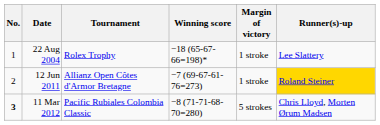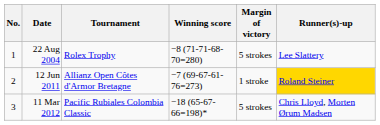(193, 55) −18 (65-67-66=198)* -> (197, 55) −8 (71-71-68-70=280)
(254, 55) 1 stroke -> (255, 55) 5 strokes
(13, 107) bold -> (13, 107) normal
(197, 107) −8 (71-71-68-70=280) -> (193, 107) −18 (65-67-66=198)*
